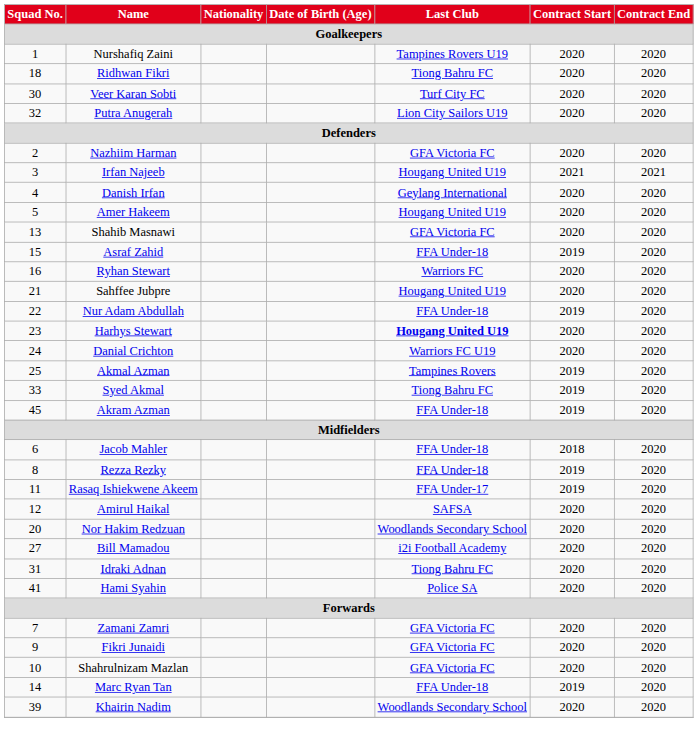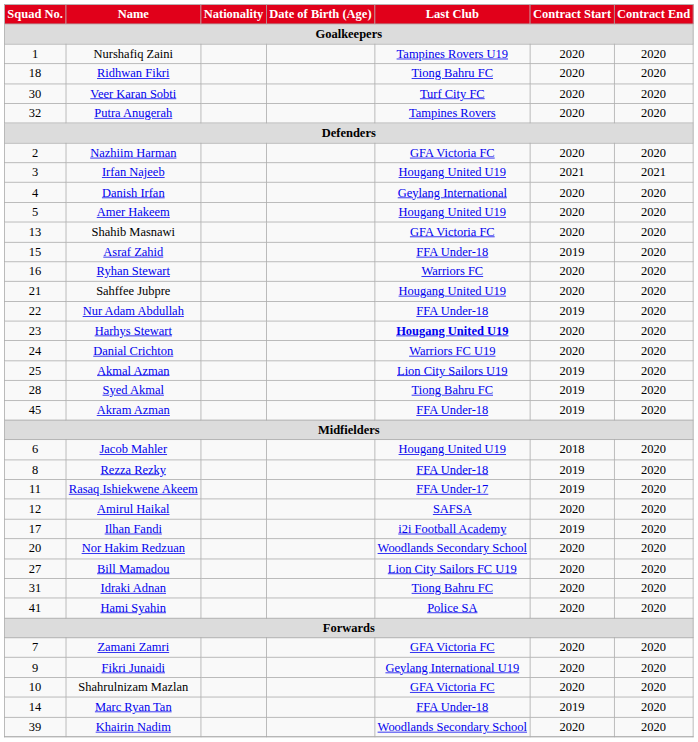(452, 113) Lion City Sailors U19 -> (452, 113) Tampines Rovers
(452, 370) Tampines Rovers -> (452, 370) Lion City Sailors U19
(35, 390) 33 -> (35, 390) 28
(452, 449) FFA Under-18 -> (452, 449) Hougang United U19
+ row: (133, 529)
(452, 548) i2i Football Academy -> (452, 568) Lion City Sailors FC U19
(452, 647) GFA Victoria FC -> (452, 667) Geylang International U19
